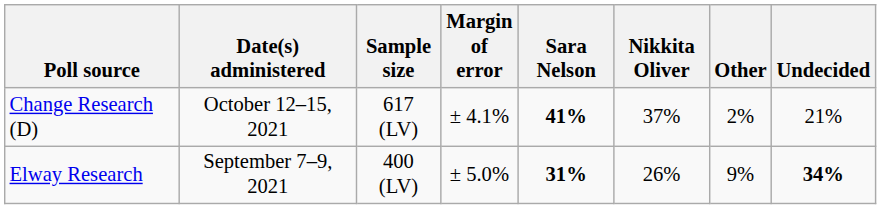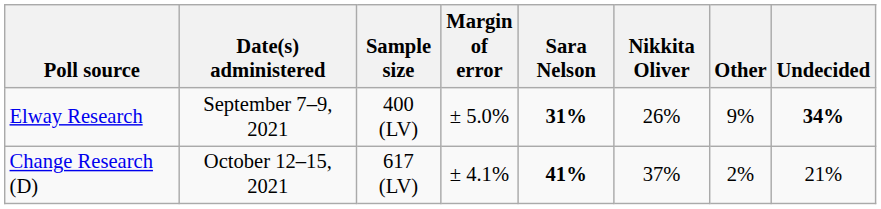rows swapped: (81, 116) <-> (76, 174)
